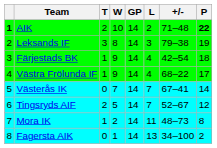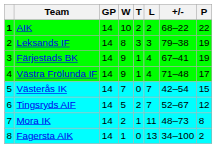columns swapped: (135, 12) <-> (105, 12)
(175, 27) 71–48 -> (175, 27) 68–22
(204, 27) bold -> (204, 27) normal
(175, 58) 42–54 -> (175, 58) 67–41
(204, 58) 18 -> (204, 58) 19
(175, 74) 68–22 -> (175, 74) 71–48
(175, 89) 67–41 -> (175, 89) 42–54
(204, 89) 14 -> (204, 89) 15
